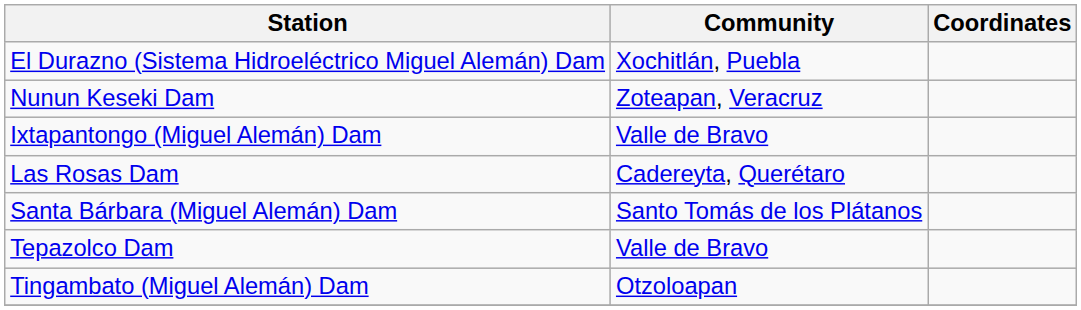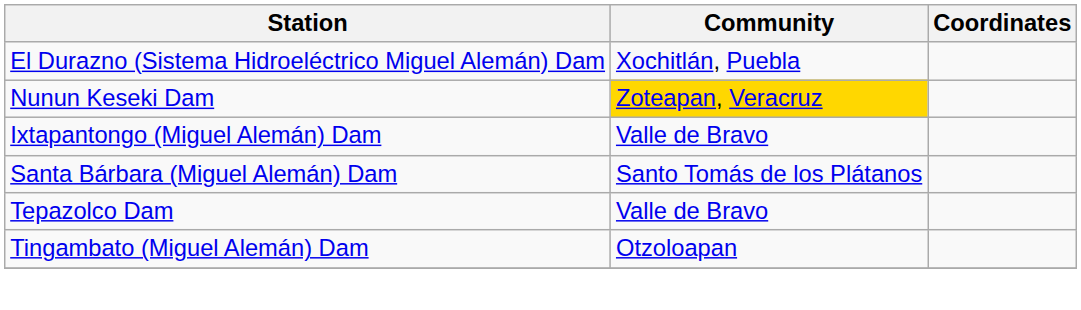(719, 98) no background -> (719, 98) gold background
- row: (94, 173)
